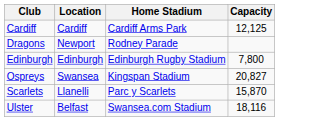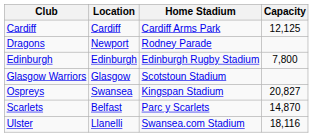+ row: (47, 76)
(73, 92) Llanelli -> (106, 108) Belfast
(251, 92) 15,870 -> (285, 108) 14,870
(73, 108) Belfast -> (107, 124) Llanelli
